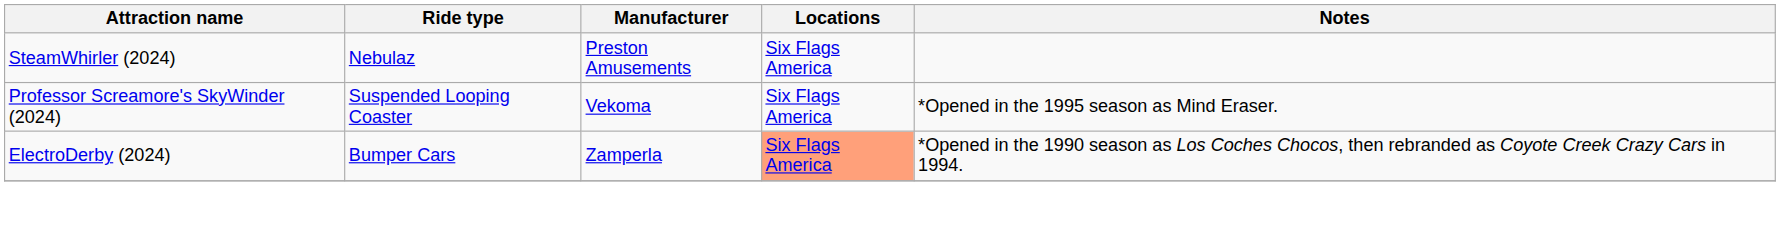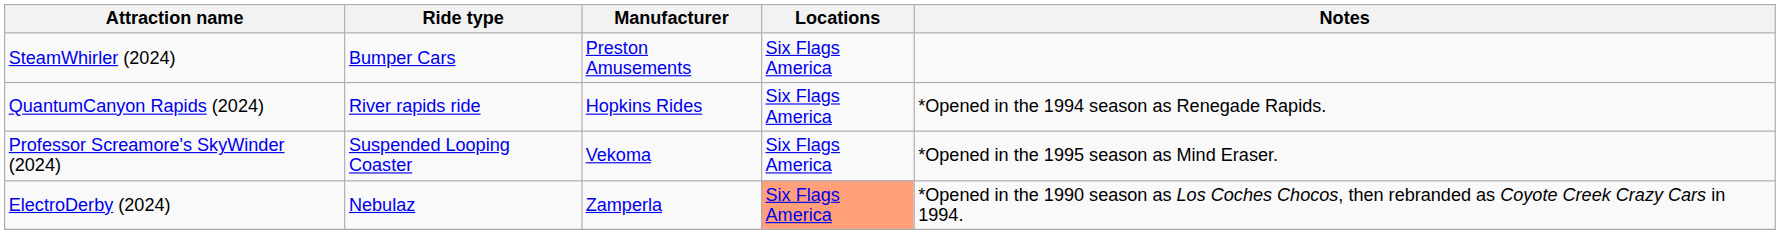(382, 57) Nebulaz -> (402, 57) Bumper Cars
+ row: (136, 106)
(402, 155) Bumper Cars -> (382, 204) Nebulaz
